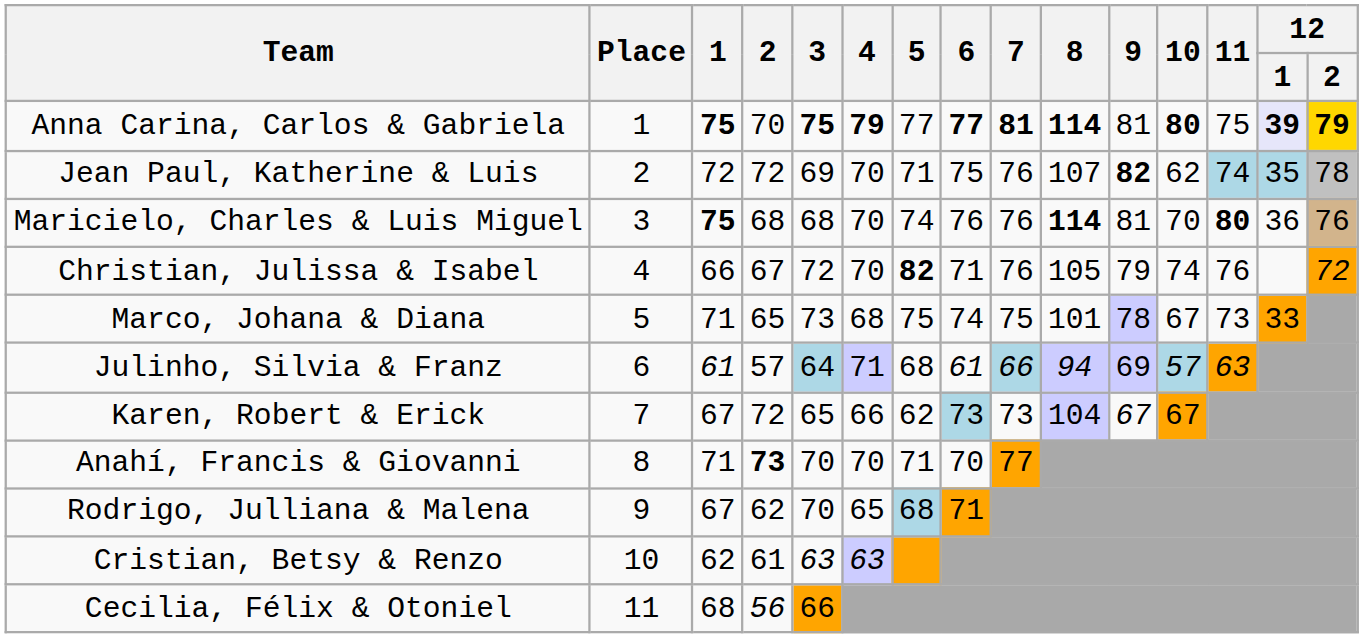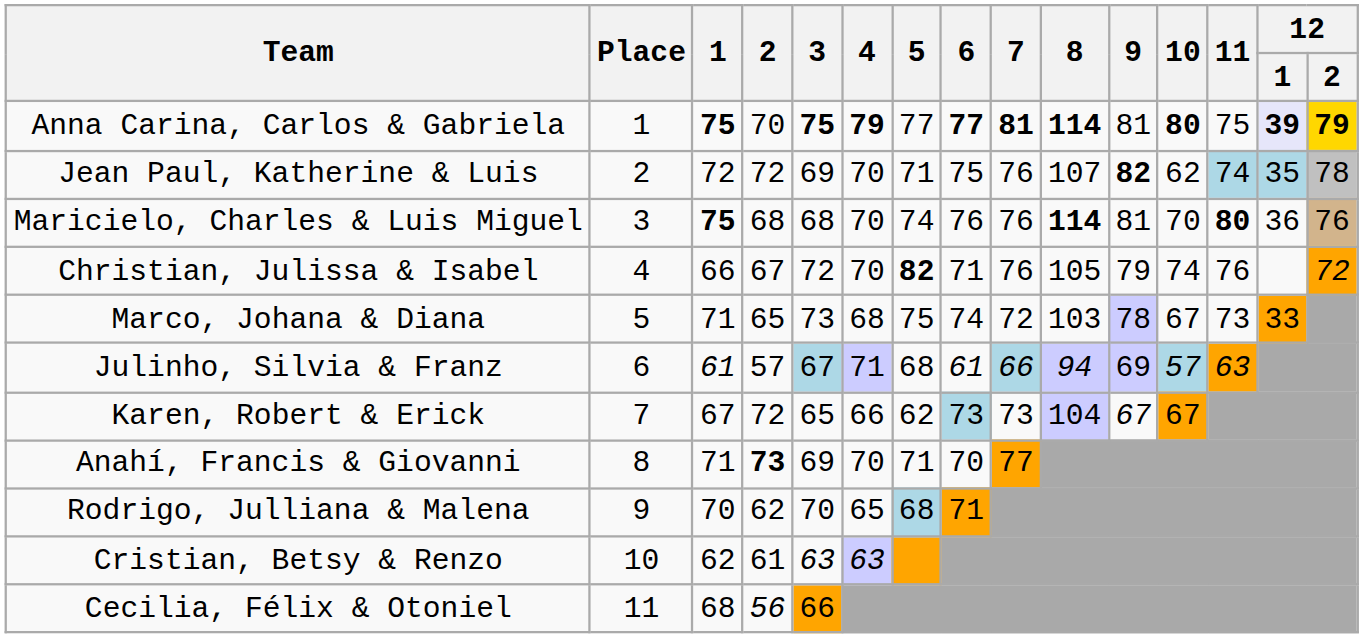(1016, 319) 75 -> (1016, 319) 72
(1075, 319) 101 -> (1075, 319) 103
(817, 367) 64 -> (817, 367) 67
(817, 464) 70 -> (817, 464) 69
(718, 512) 67 -> (718, 512) 70
